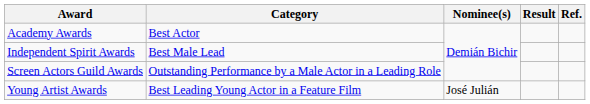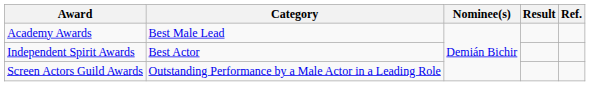(174, 33) Best Actor -> (187, 33) Best Male Lead
(187, 52) Best Male Lead -> (174, 52) Best Actor
- row: (57, 90)
